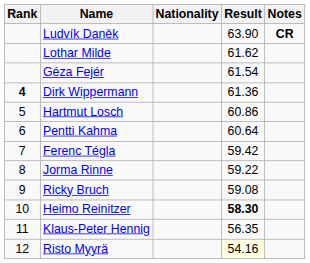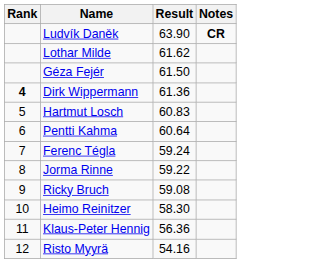- column: (187, 14)
(243, 72) 61.54 -> (174, 72) 61.50
(243, 111) 60.86 -> (174, 111) 60.83
(243, 151) 59.42 -> (174, 151) 59.24
(243, 209) bold -> (174, 209) normal
(243, 229) 56.35 -> (174, 229) 56.36
(243, 248) lightyellow background -> (174, 248) no background
